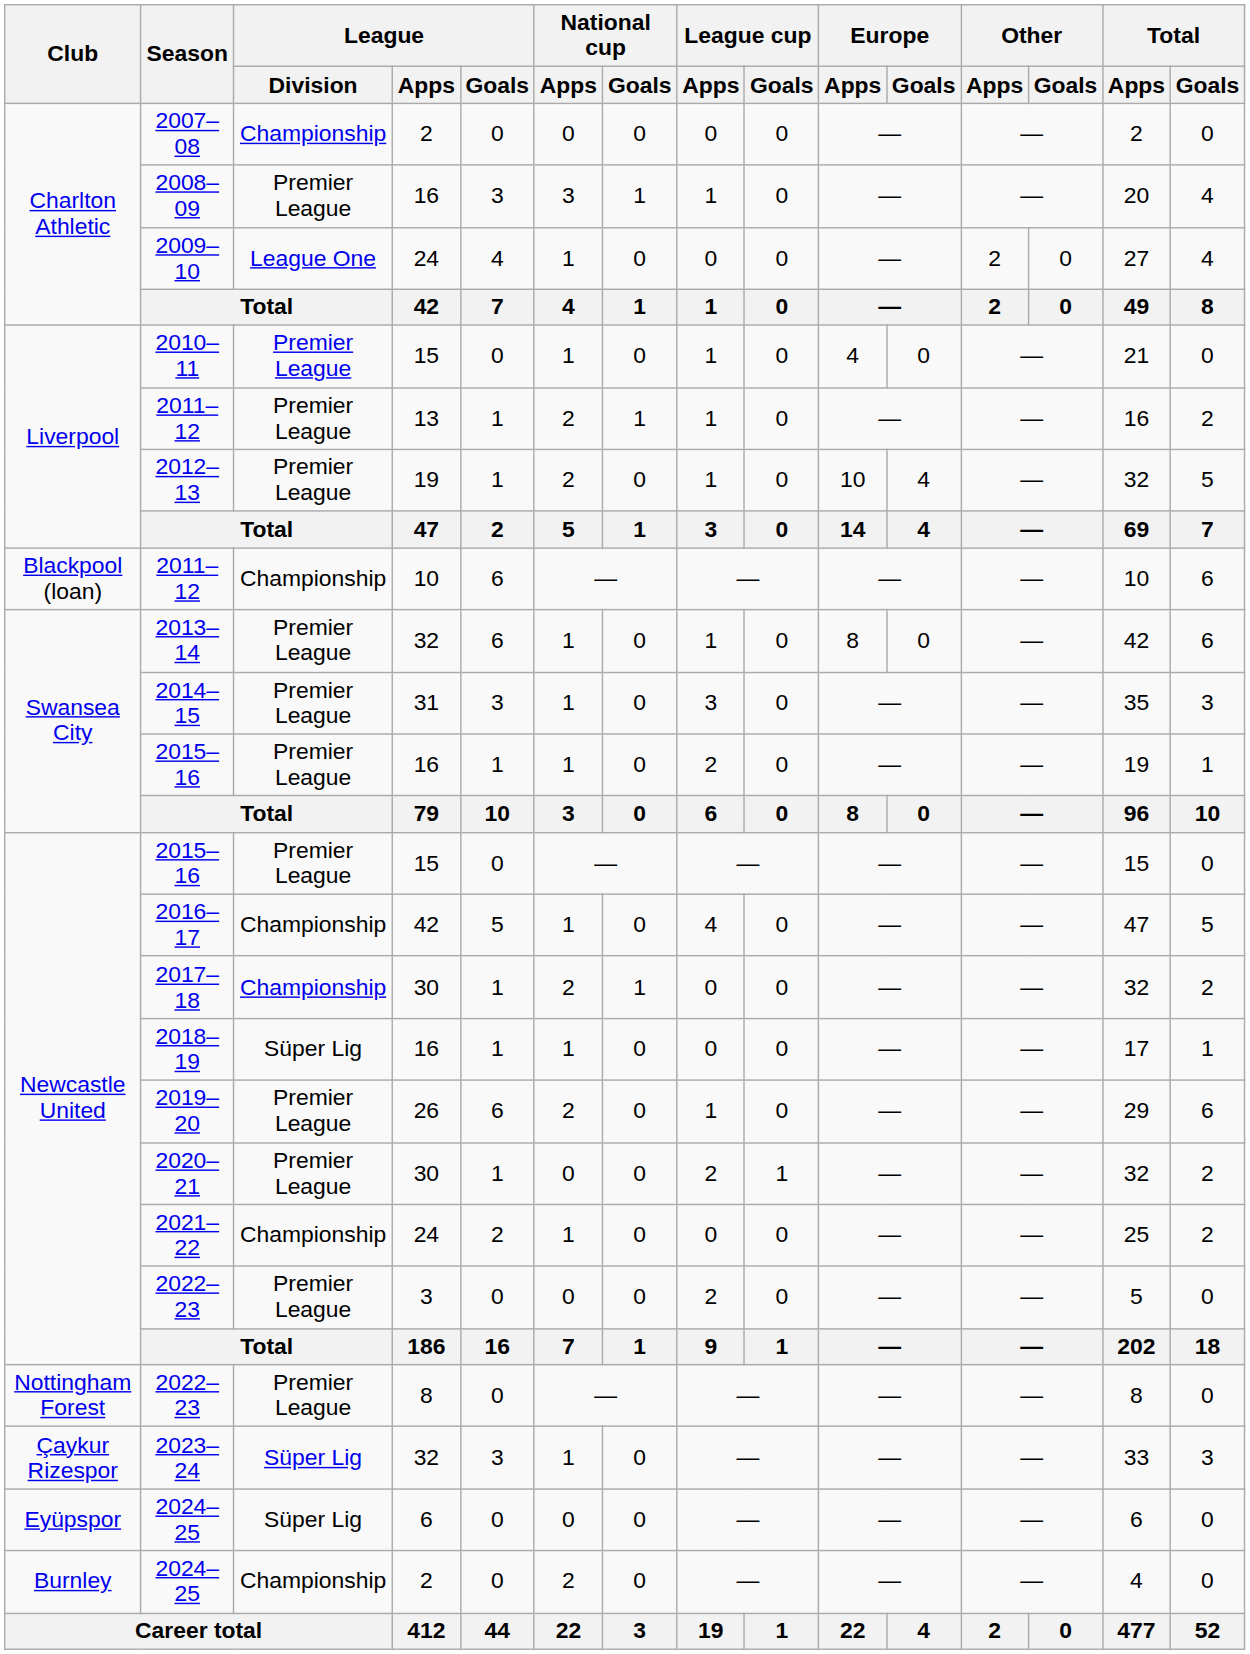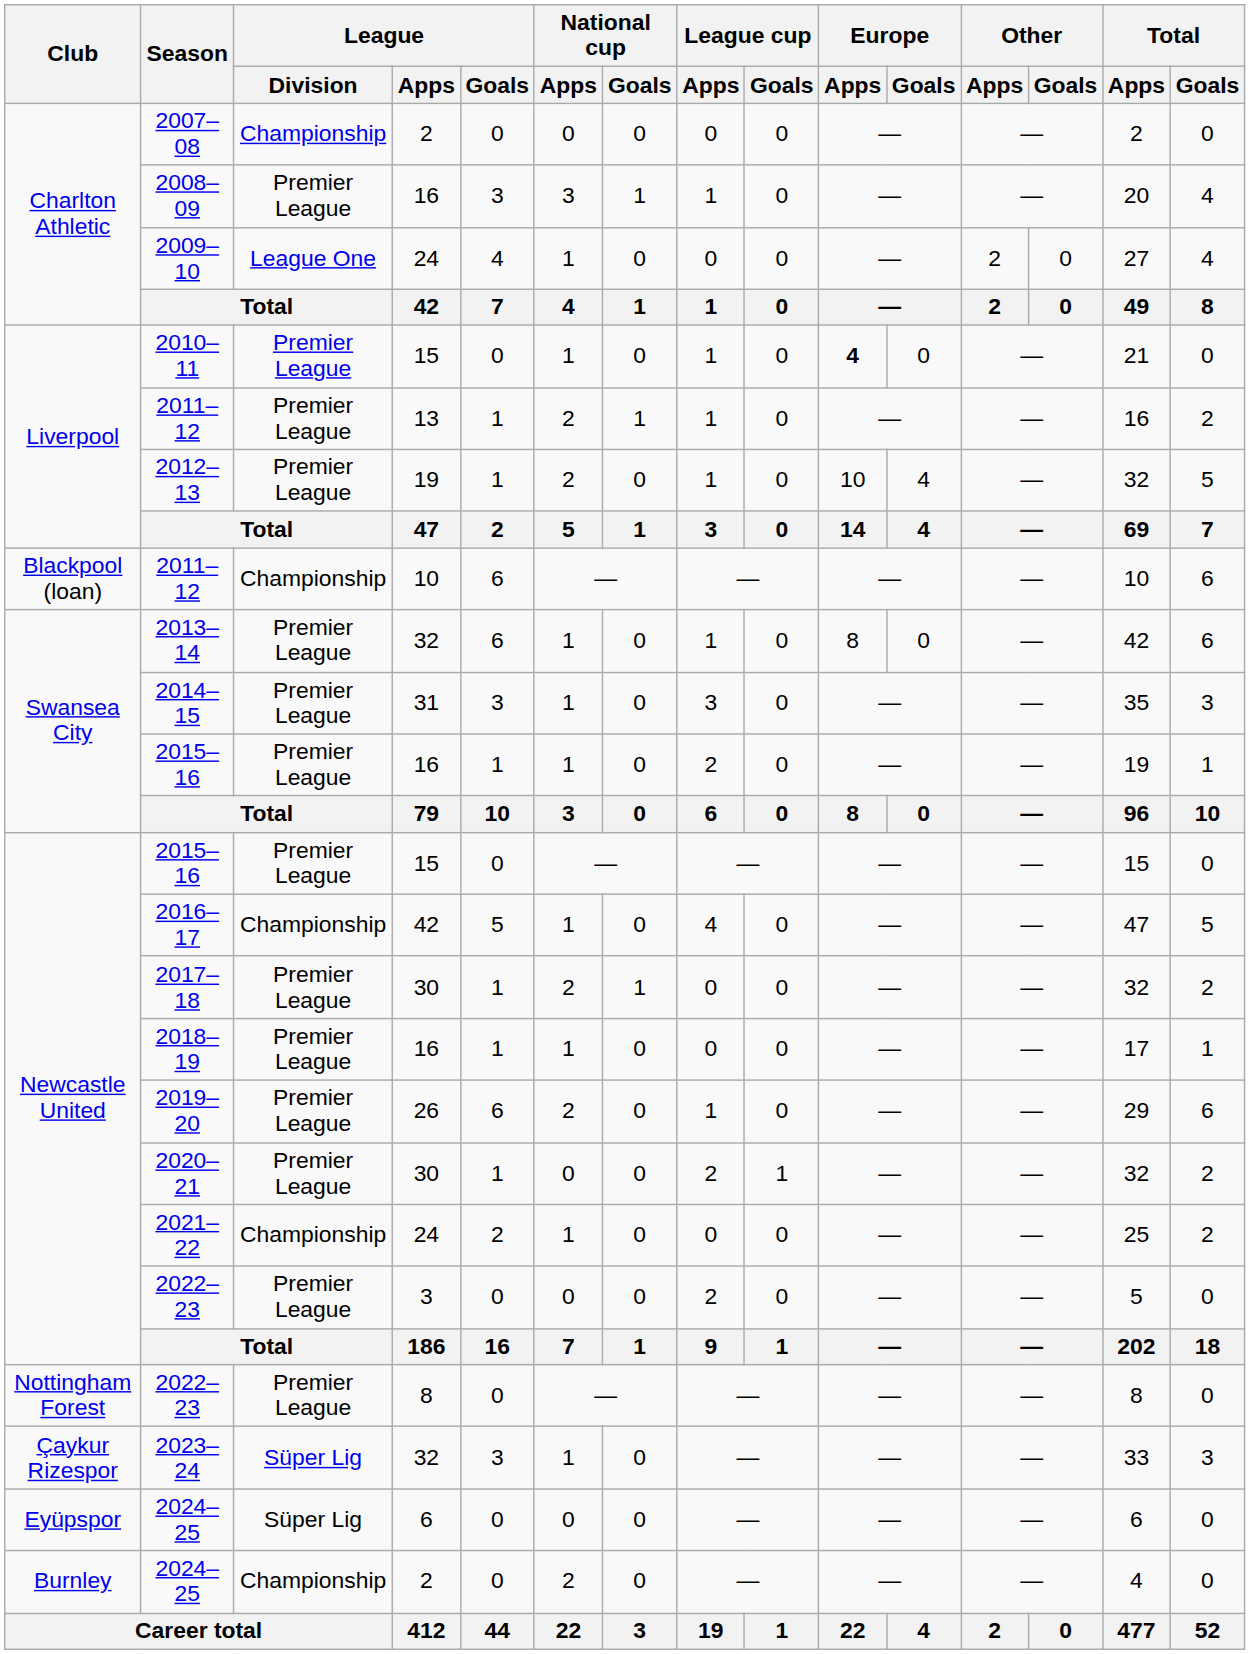(853, 356) normal -> (853, 356) bold
(313, 986) Championship -> (313, 986) Premier League
(313, 1049) Süper Lig -> (313, 1049) Premier League
